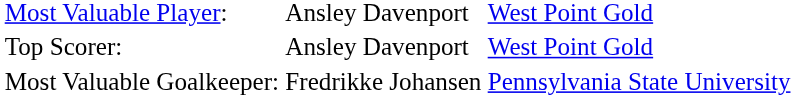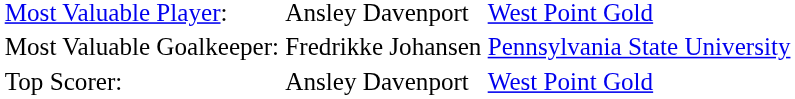rows swapped: (142, 81) <-> (63, 47)
